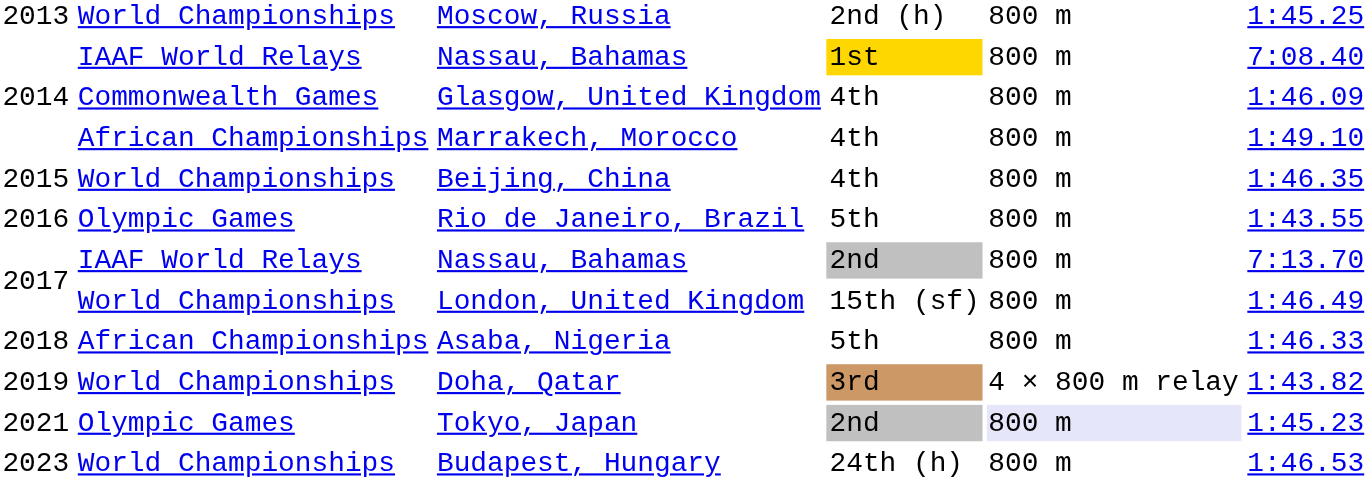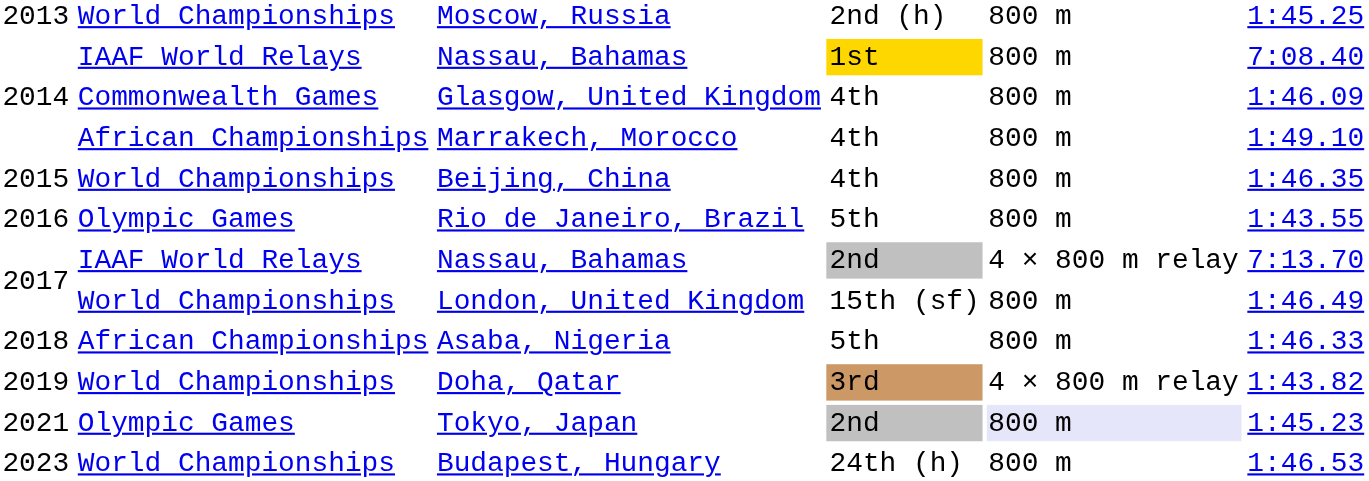(1030, 260) 800 m -> (1114, 260) 4 × 800 m relay
